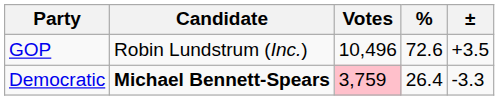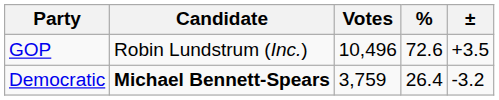(362, 79) pink background -> (362, 79) no background
(468, 79) -3.3 -> (468, 79) -3.2
